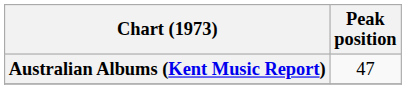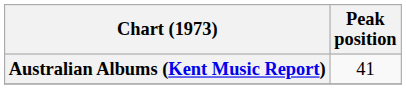(365, 68) 47 -> (365, 68) 41
